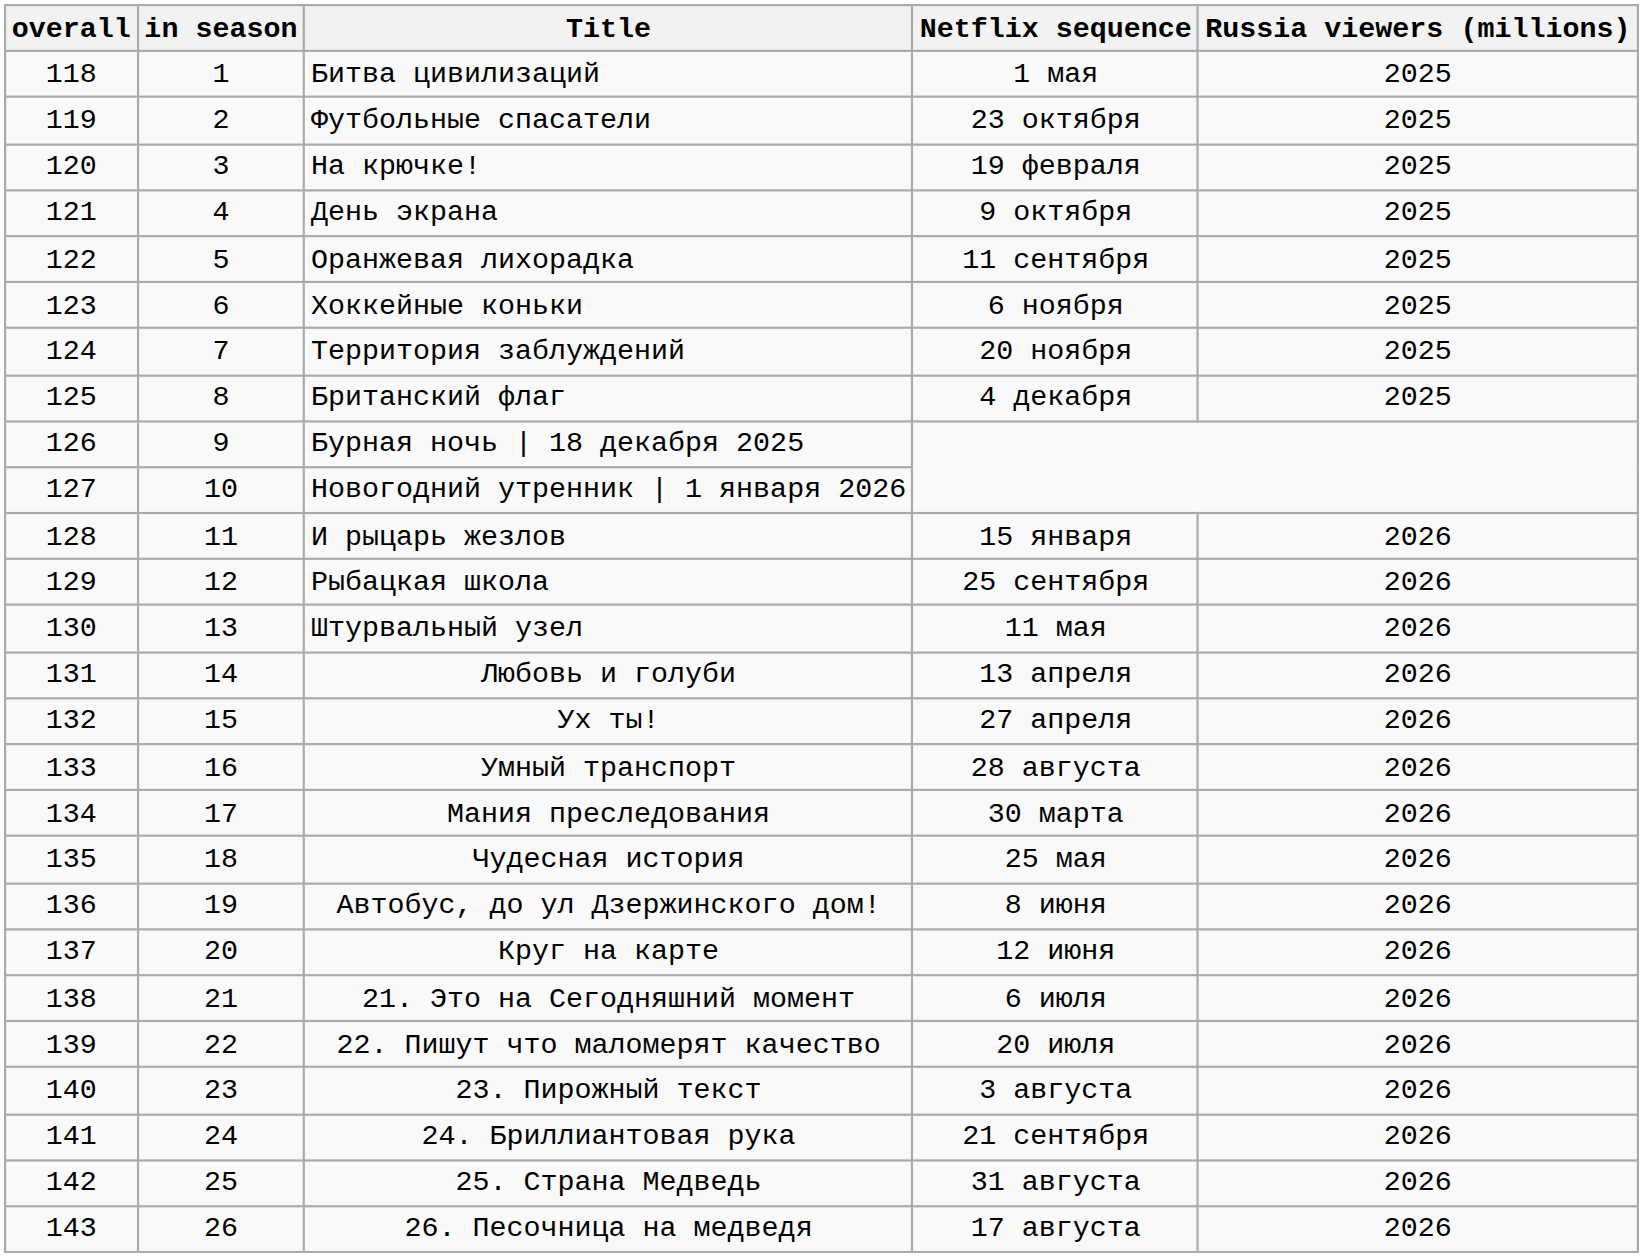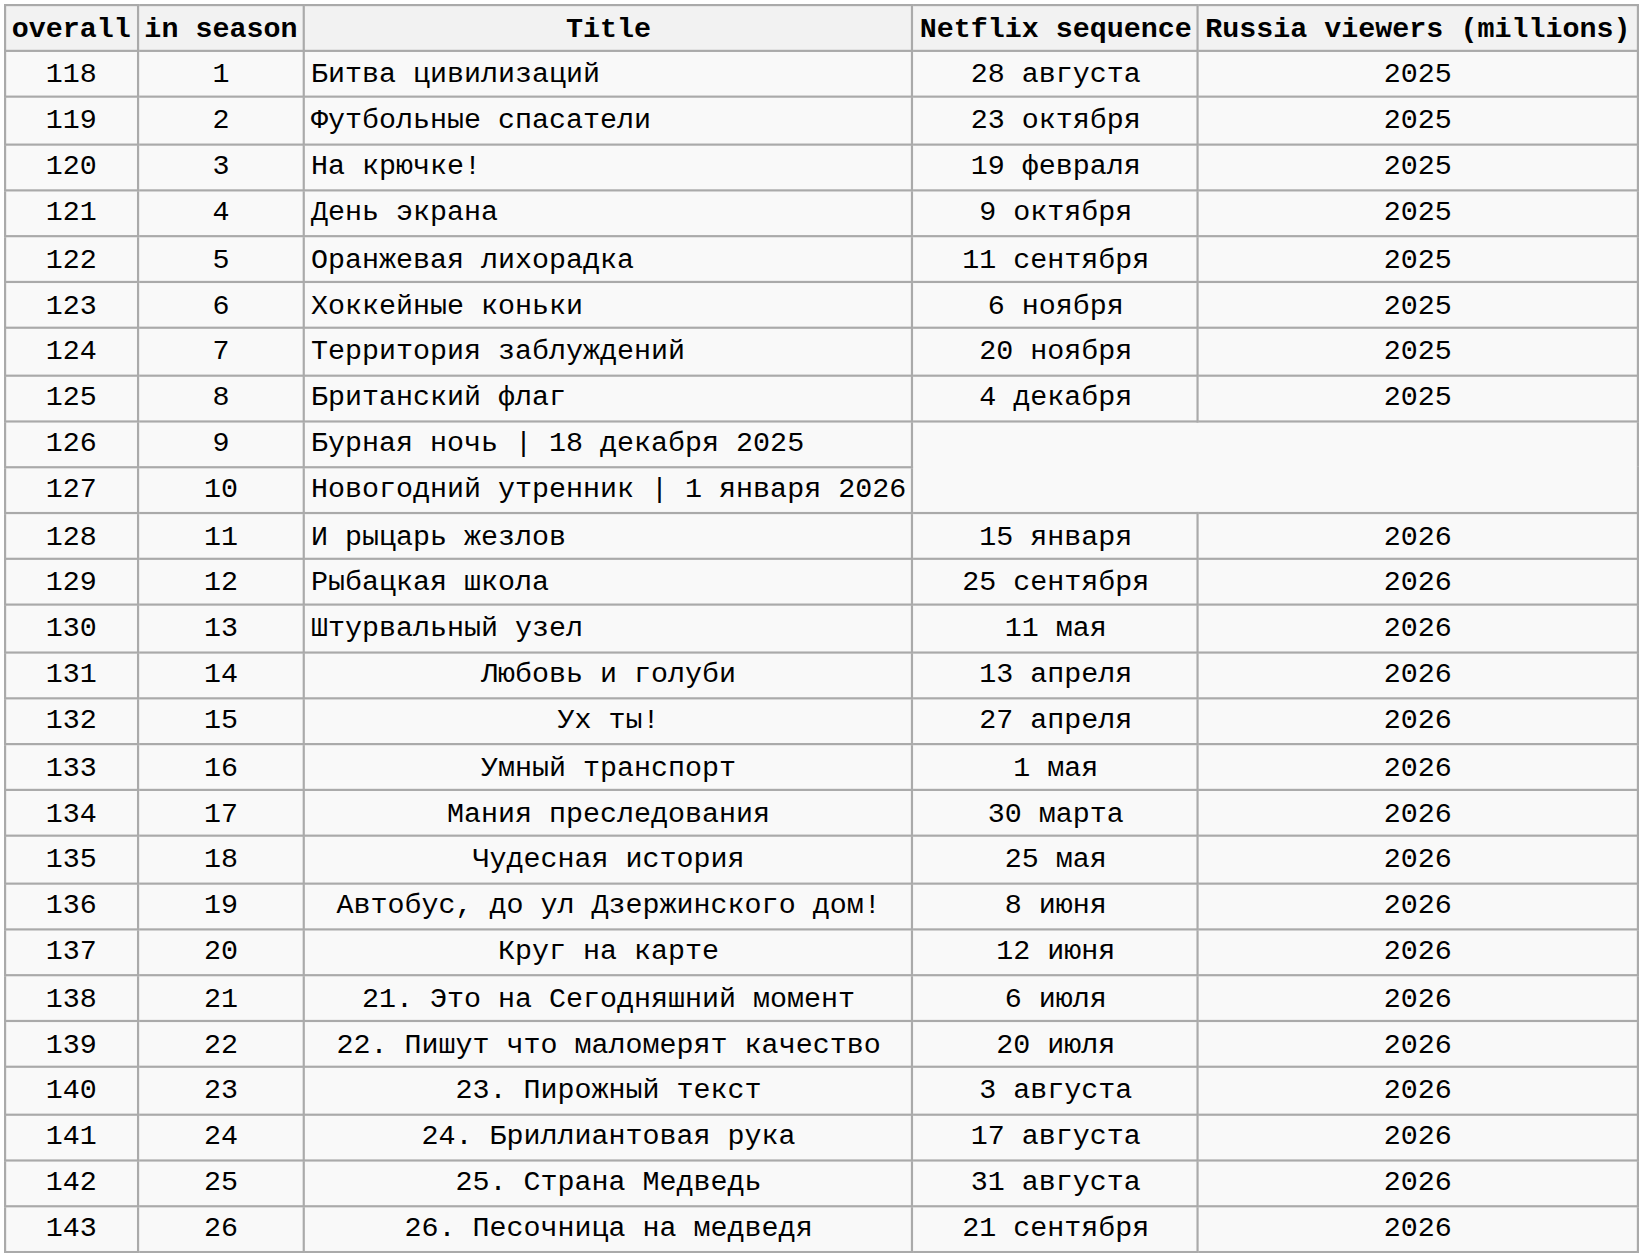(1056, 74) 1 мая -> (1056, 74) 28 августа
(1056, 767) 28 августа -> (1056, 767) 1 мая
(1056, 1137) 21 сентября -> (1056, 1137) 17 августа
(1056, 1229) 17 августа -> (1056, 1229) 21 сентября
